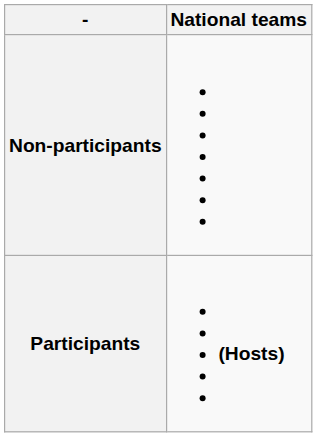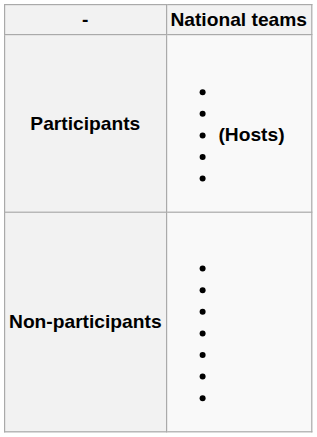rows swapped: (85, 343) <-> (85, 144)
